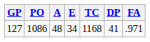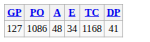- column: (134, 12)
